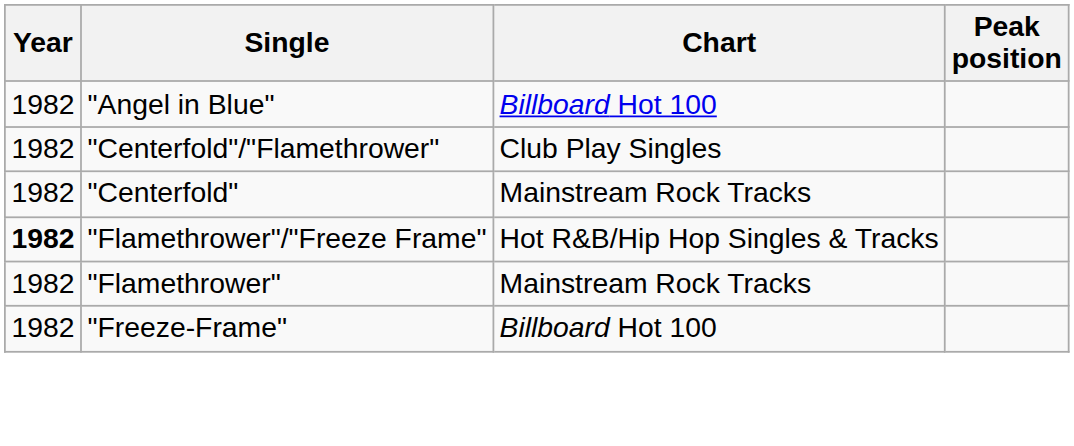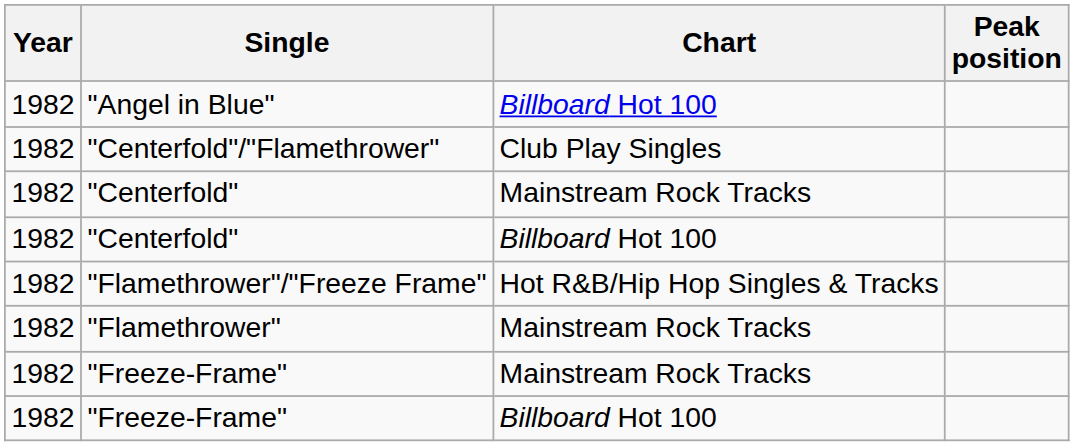+ row: (163, 238)
(43, 238) bold -> (43, 283) normal
+ row: (187, 373)
